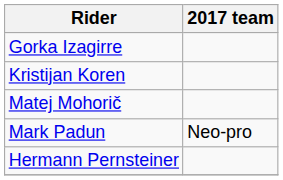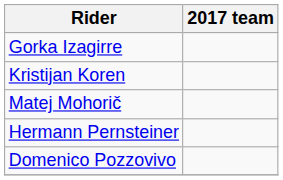- row: (57, 132)
+ row: (92, 160)
